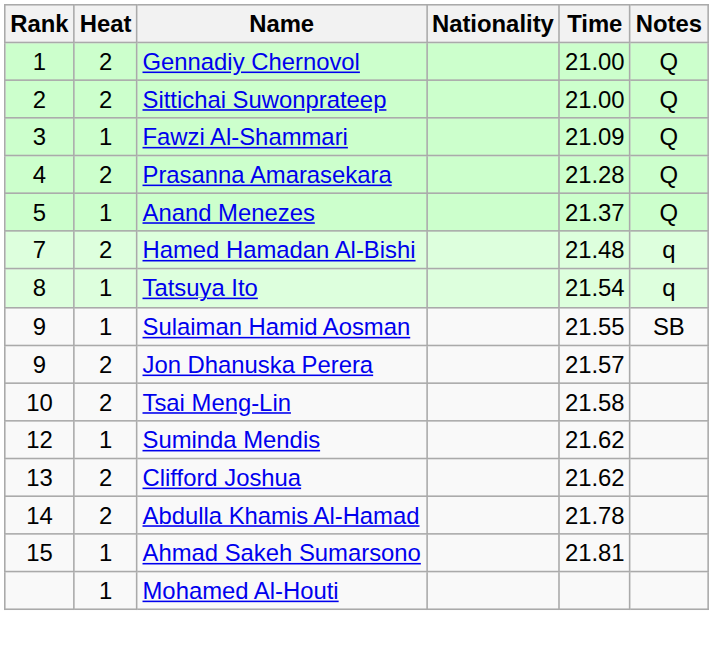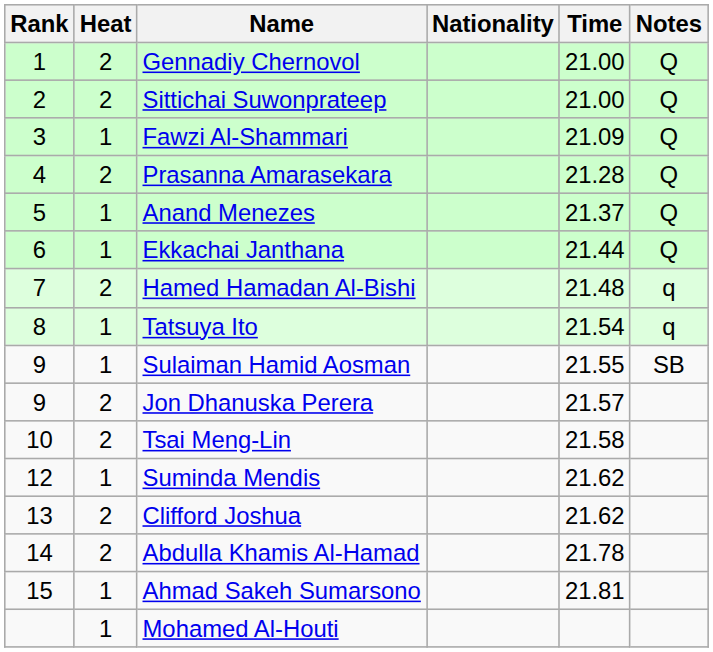+ row: (243, 251)
